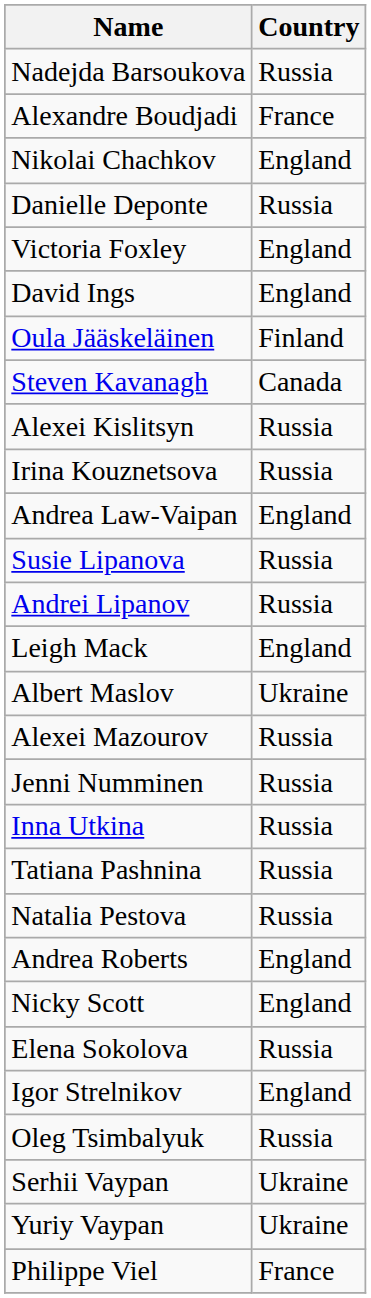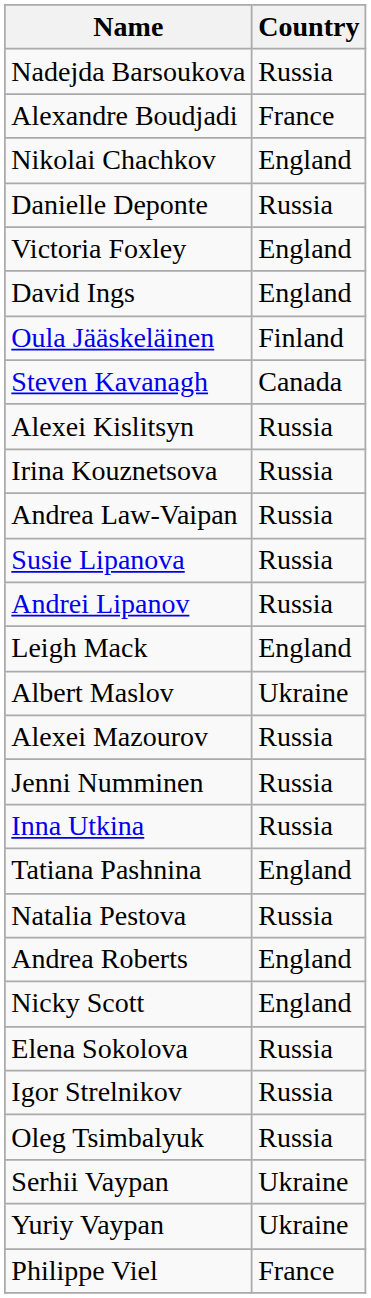(305, 515) England -> (296, 515) Russia
(296, 870) Russia -> (305, 870) England
(305, 1092) England -> (296, 1092) Russia
